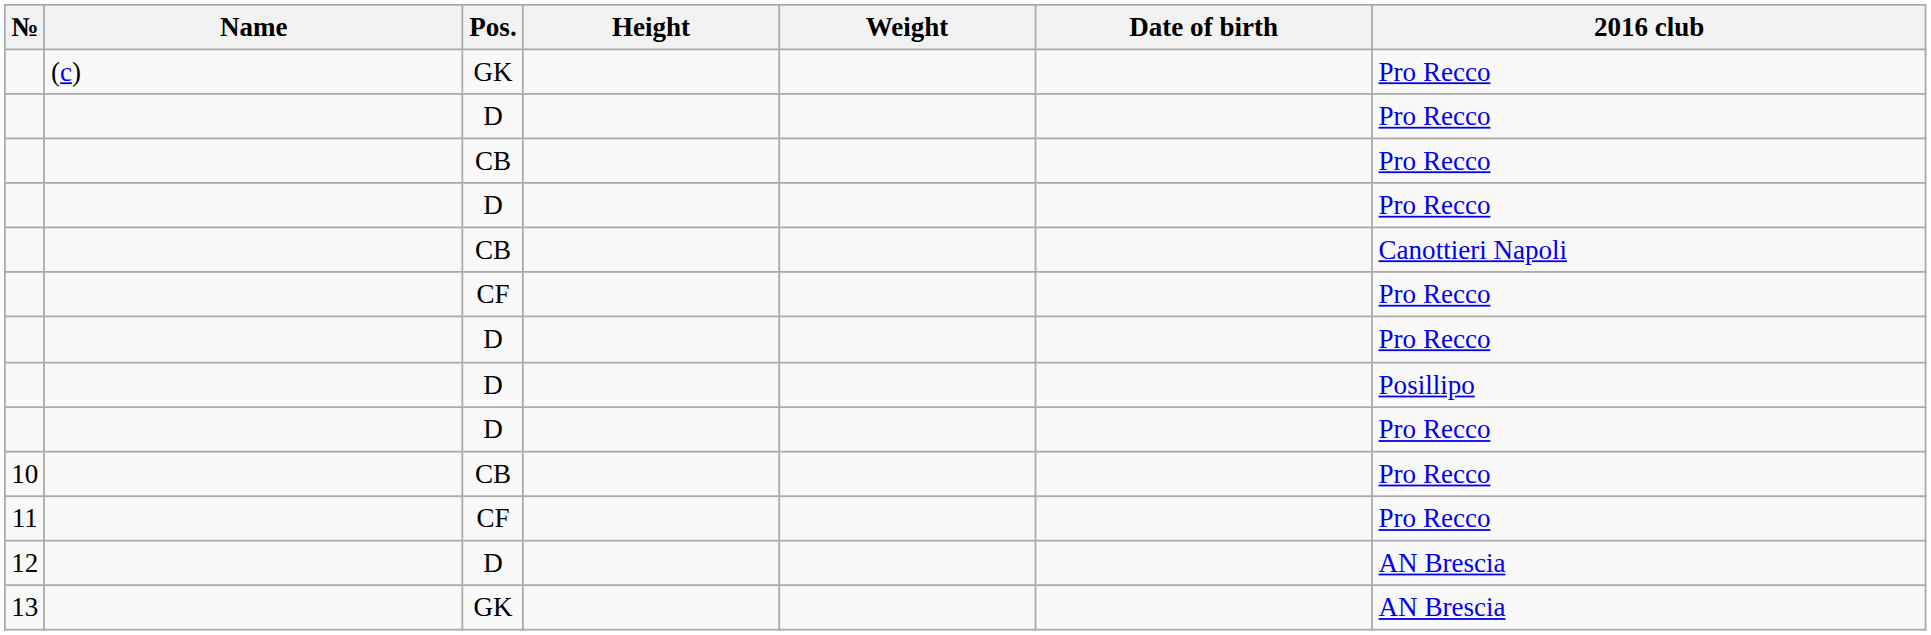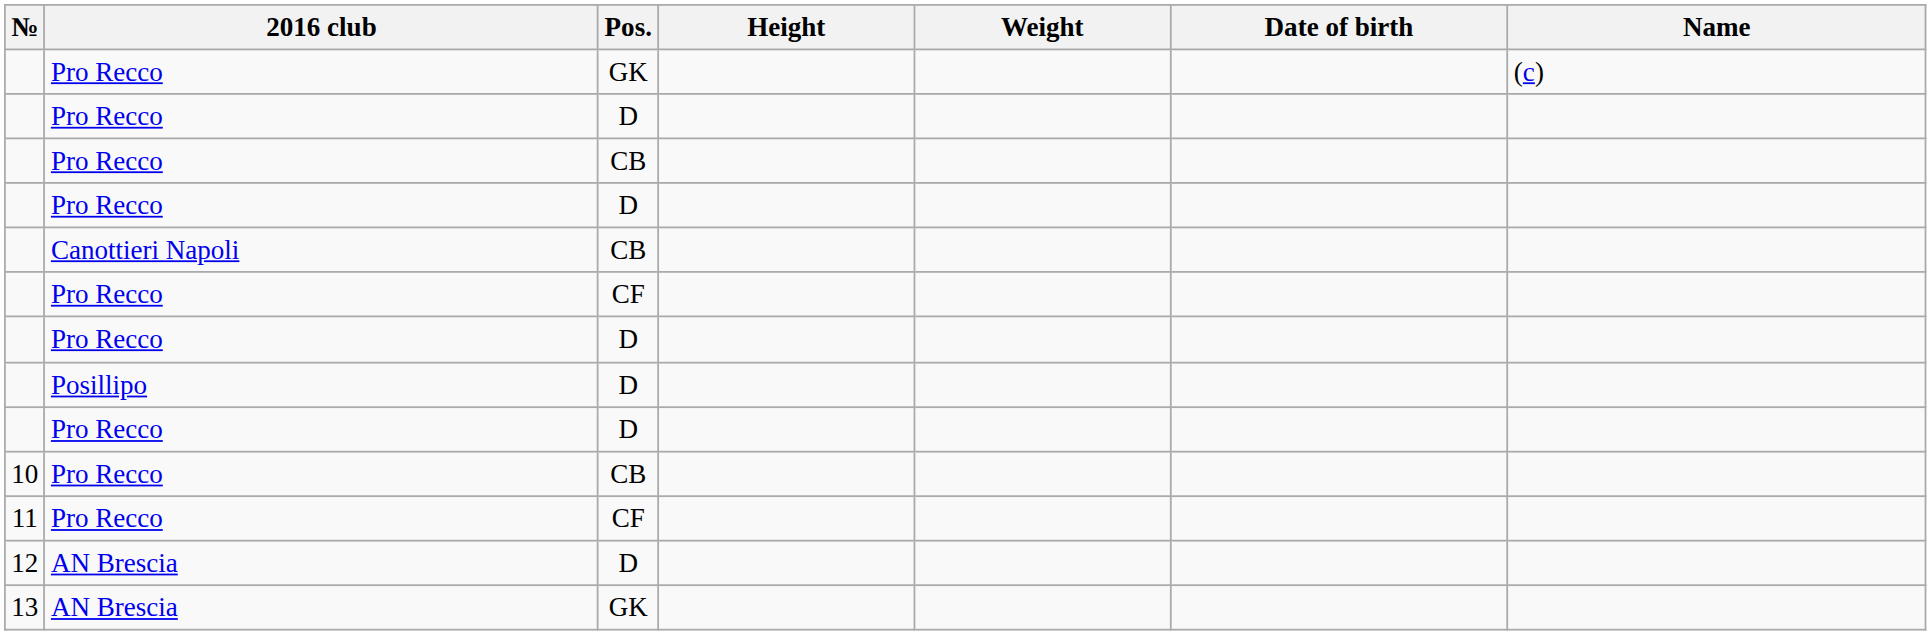columns swapped: (254, 26) <-> (1649, 26)
